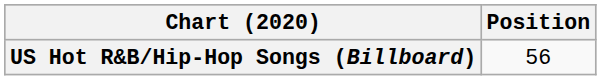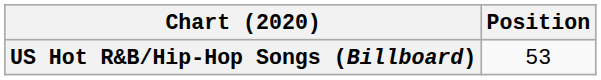(538, 58) 56 -> (538, 58) 53
